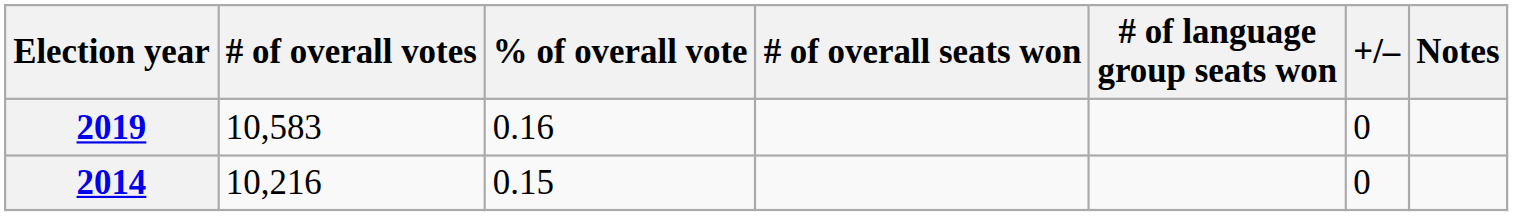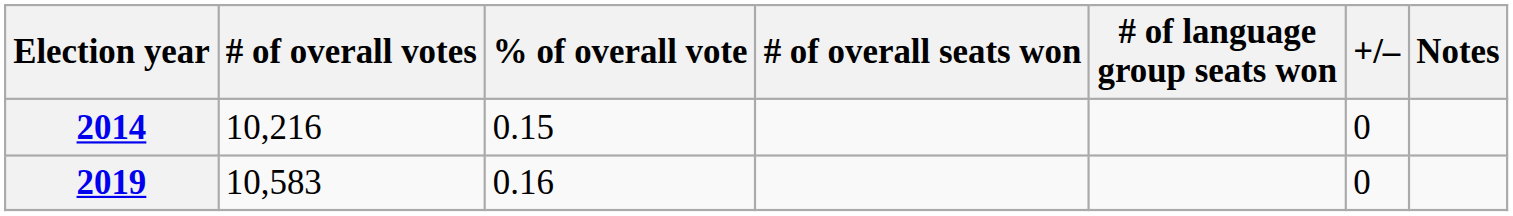rows swapped: (111, 182) <-> (111, 126)
